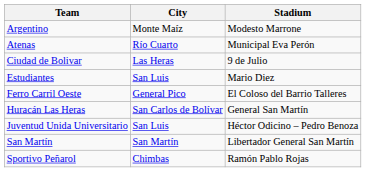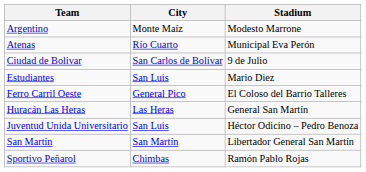(153, 61) Las Heras -> (178, 61) San Carlos de Bolívar
(178, 110) San Carlos de Bolívar -> (153, 110) Las Heras
